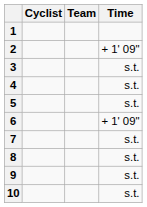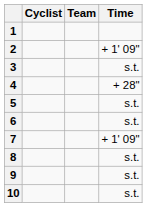(132, 85) s.t. -> (126, 85) + 28"
(120, 121) + 1' 09" -> (132, 121) s.t.
(132, 139) s.t. -> (120, 139) + 1' 09"
